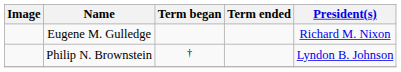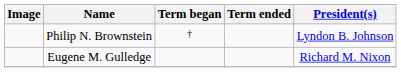rows swapped: (99, 55) <-> (99, 34)
